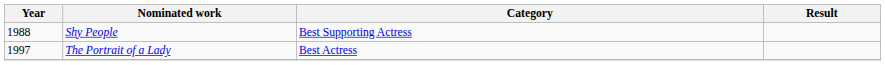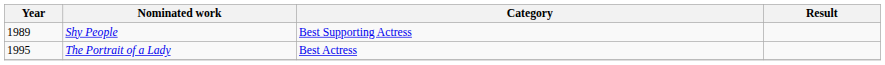(19, 32) 1988 -> (19, 32) 1989
(19, 50) 1997 -> (19, 50) 1995
